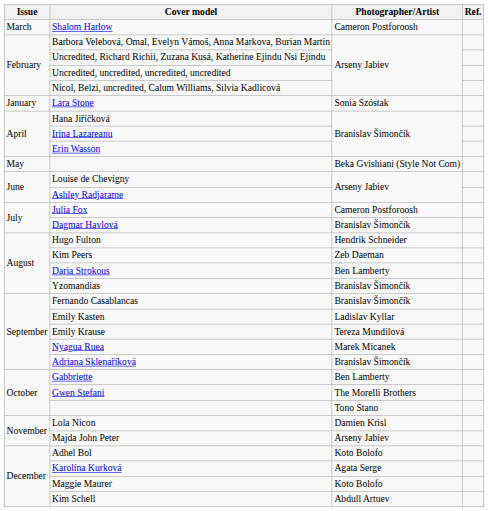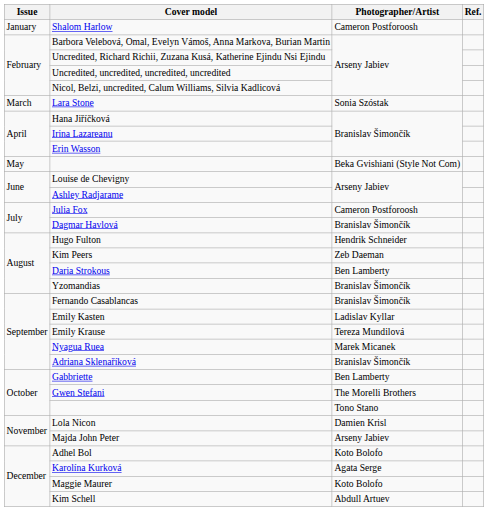(19, 27) March -> (21, 27) January
(21, 103) January -> (19, 103) March
